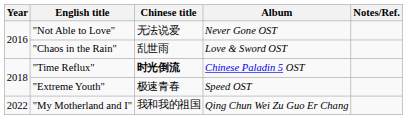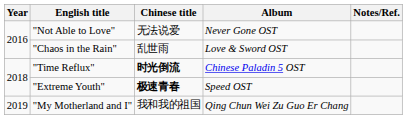(158, 86) normal -> (158, 86) bold
(17, 105) 2022 -> (17, 105) 2019
